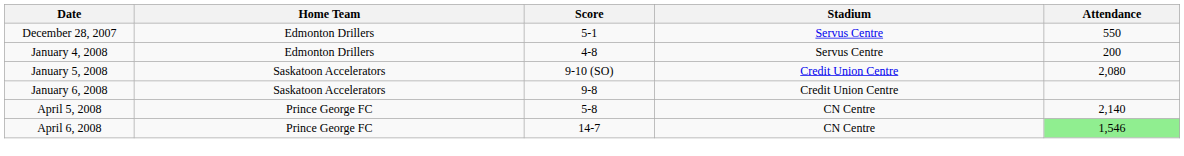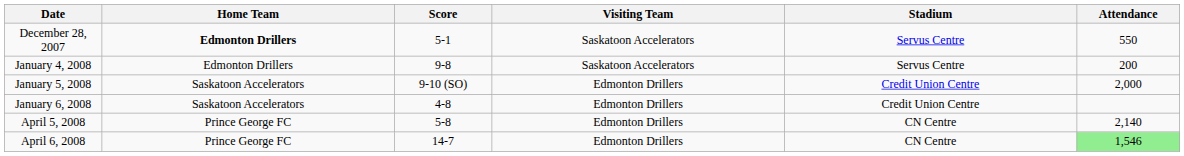+ column: (638, 14)
(329, 33) normal -> (248, 39) bold
(589, 52) 4-8 -> (443, 65) 9-8
(1112, 71) 2,080 -> (1128, 84) 2,000
(589, 90) 9-8 -> (443, 103) 4-8
